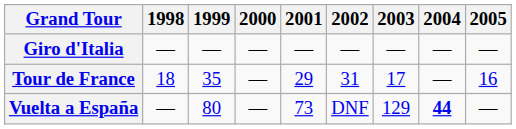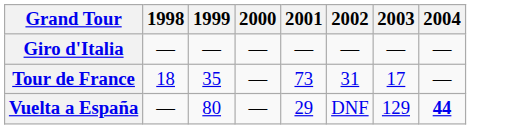- column: (488, 19)
(304, 78) 29 -> (304, 78) 73
(304, 108) 73 -> (304, 108) 29
